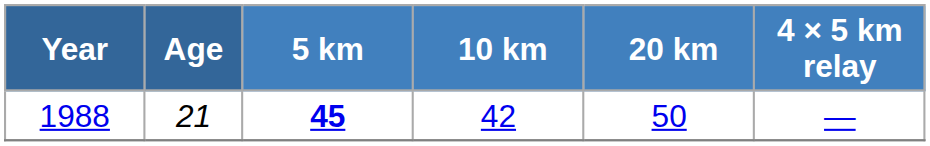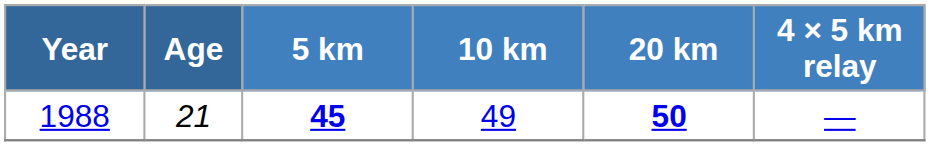(498, 116) 42 -> (498, 116) 49
(669, 116) normal -> (669, 116) bold
